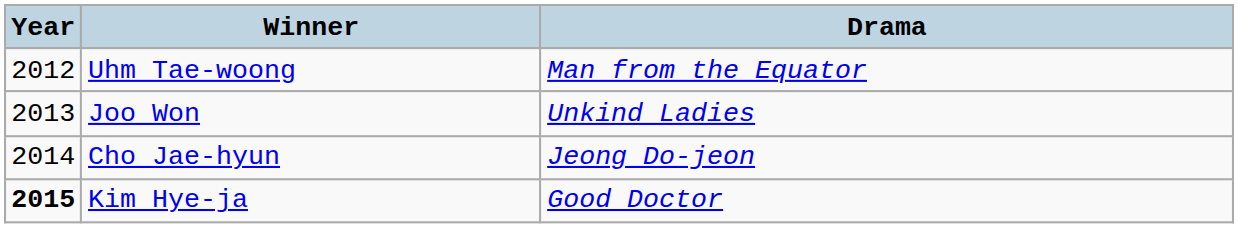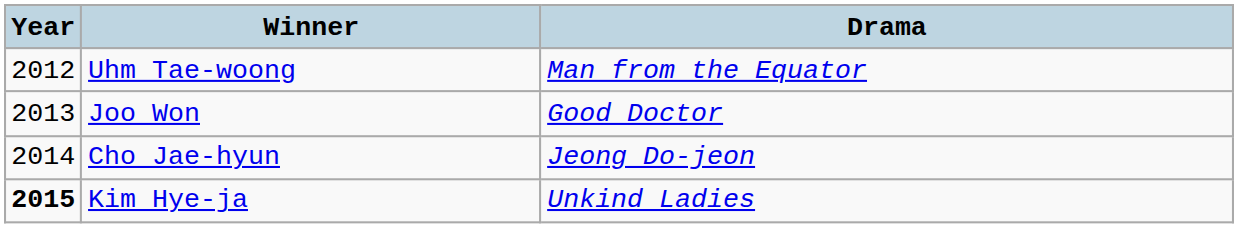(651, 114) Unkind Ladies -> (635, 114) Good Doctor
(635, 200) Good Doctor -> (651, 200) Unkind Ladies
